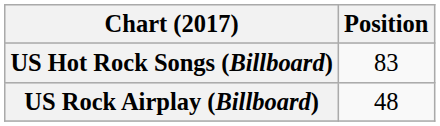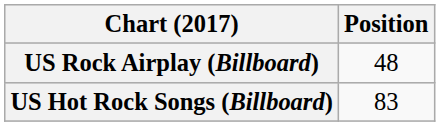rows swapped: (172, 62) <-> (172, 101)
